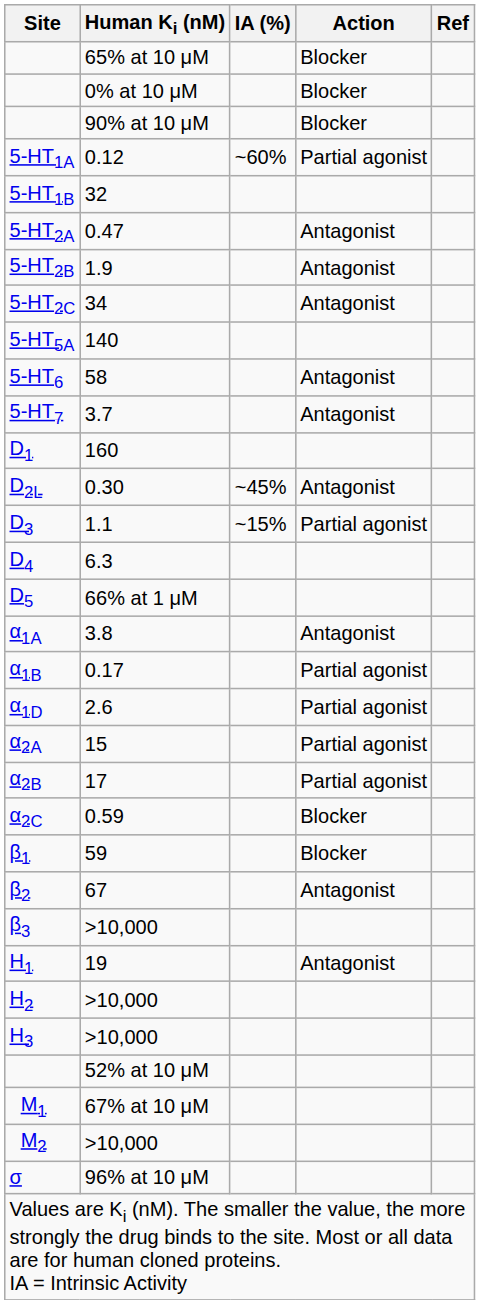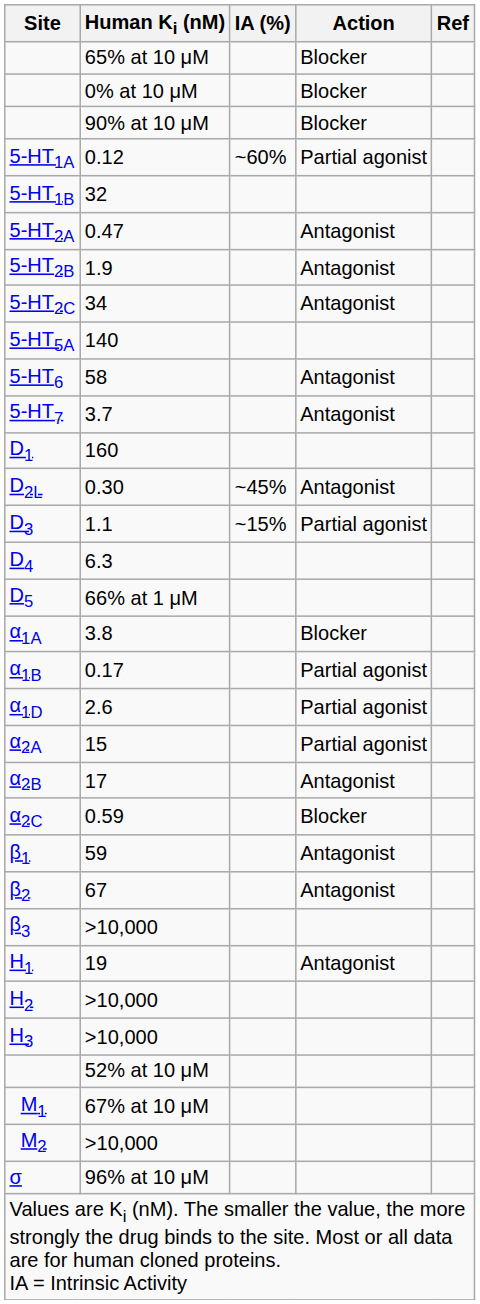(348, 634) Antagonist -> (334, 634) Blocker
(364, 780) Partial agonist -> (348, 780) Antagonist
(334, 853) Blocker -> (348, 853) Antagonist
